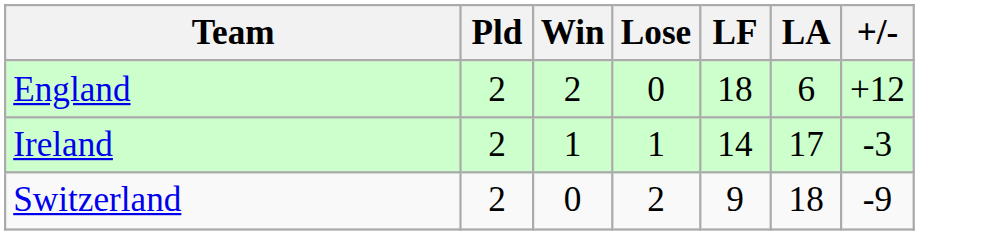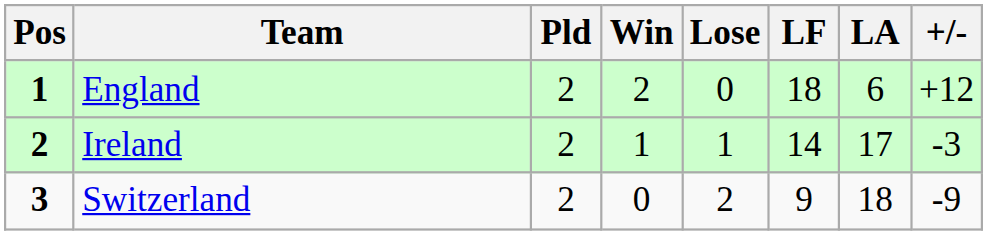+ column: (40, 32)
